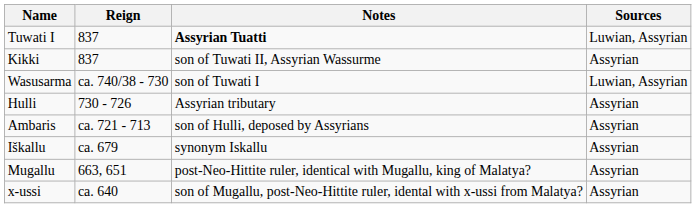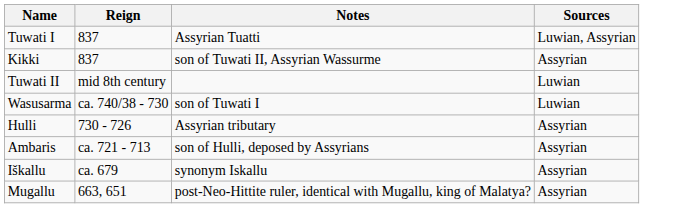(221, 37) bold -> (218, 37) normal
+ row: (33, 81)
(638, 81) Luwian, Assyrian -> (559, 103) Luwian
- row: (24, 192)
